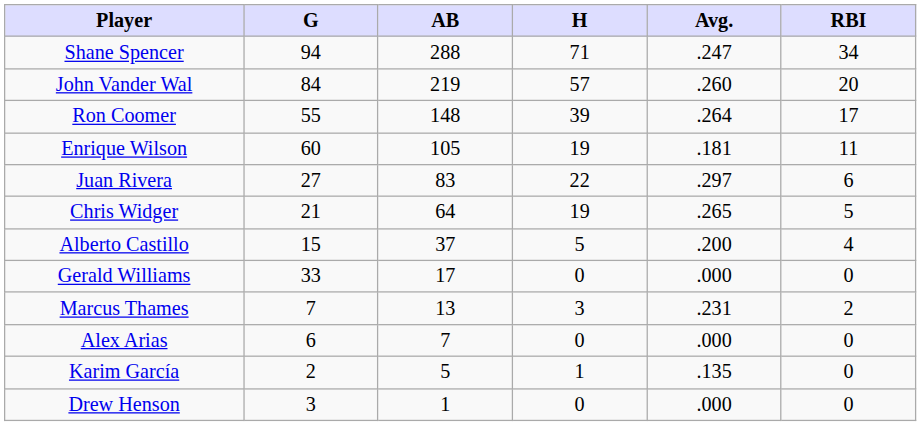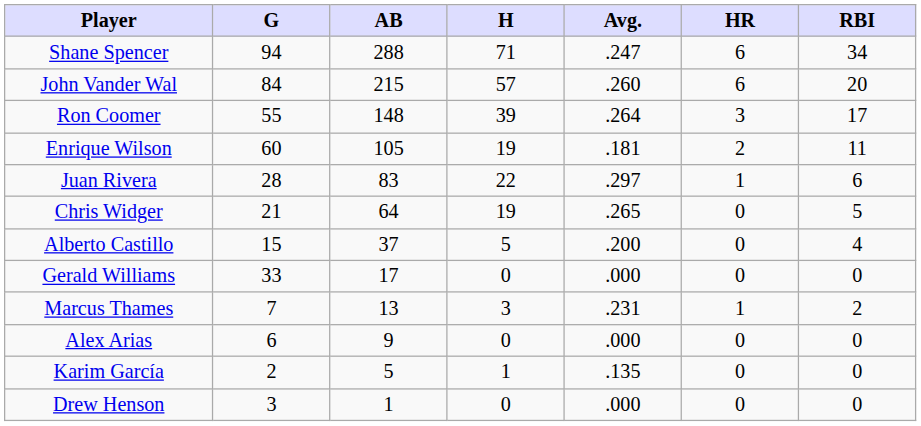+ column: (740, 20)
(445, 84) 219 -> (389, 84) 215
(311, 180) 27 -> (271, 180) 28
(445, 340) 7 -> (389, 340) 9
